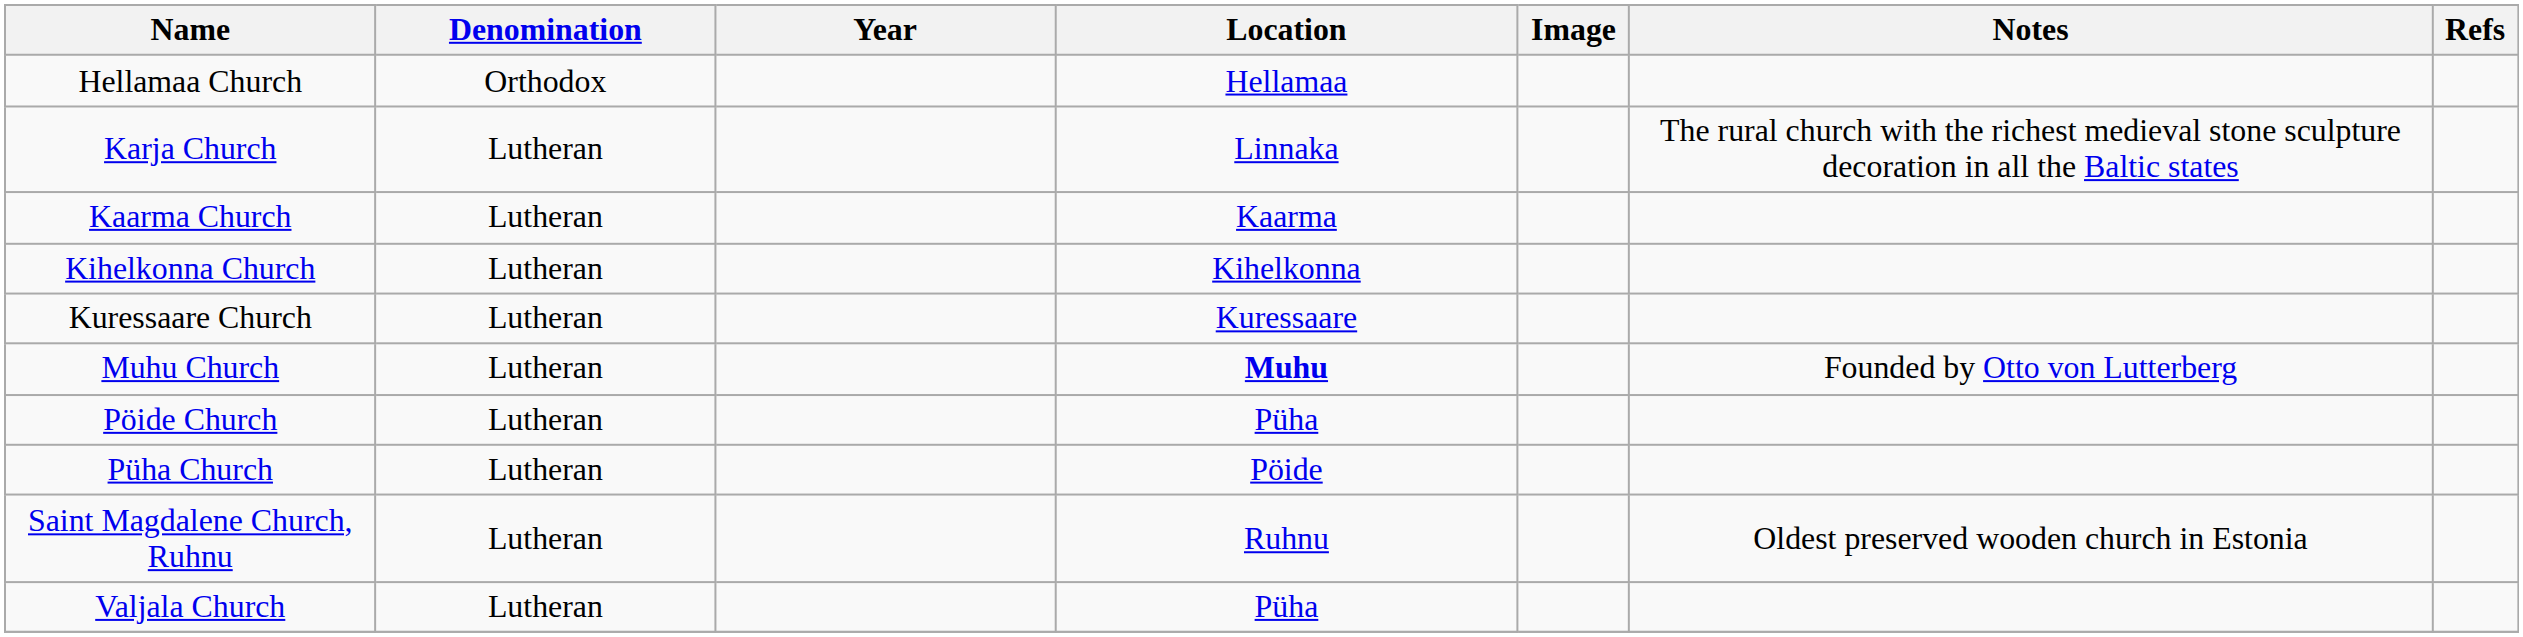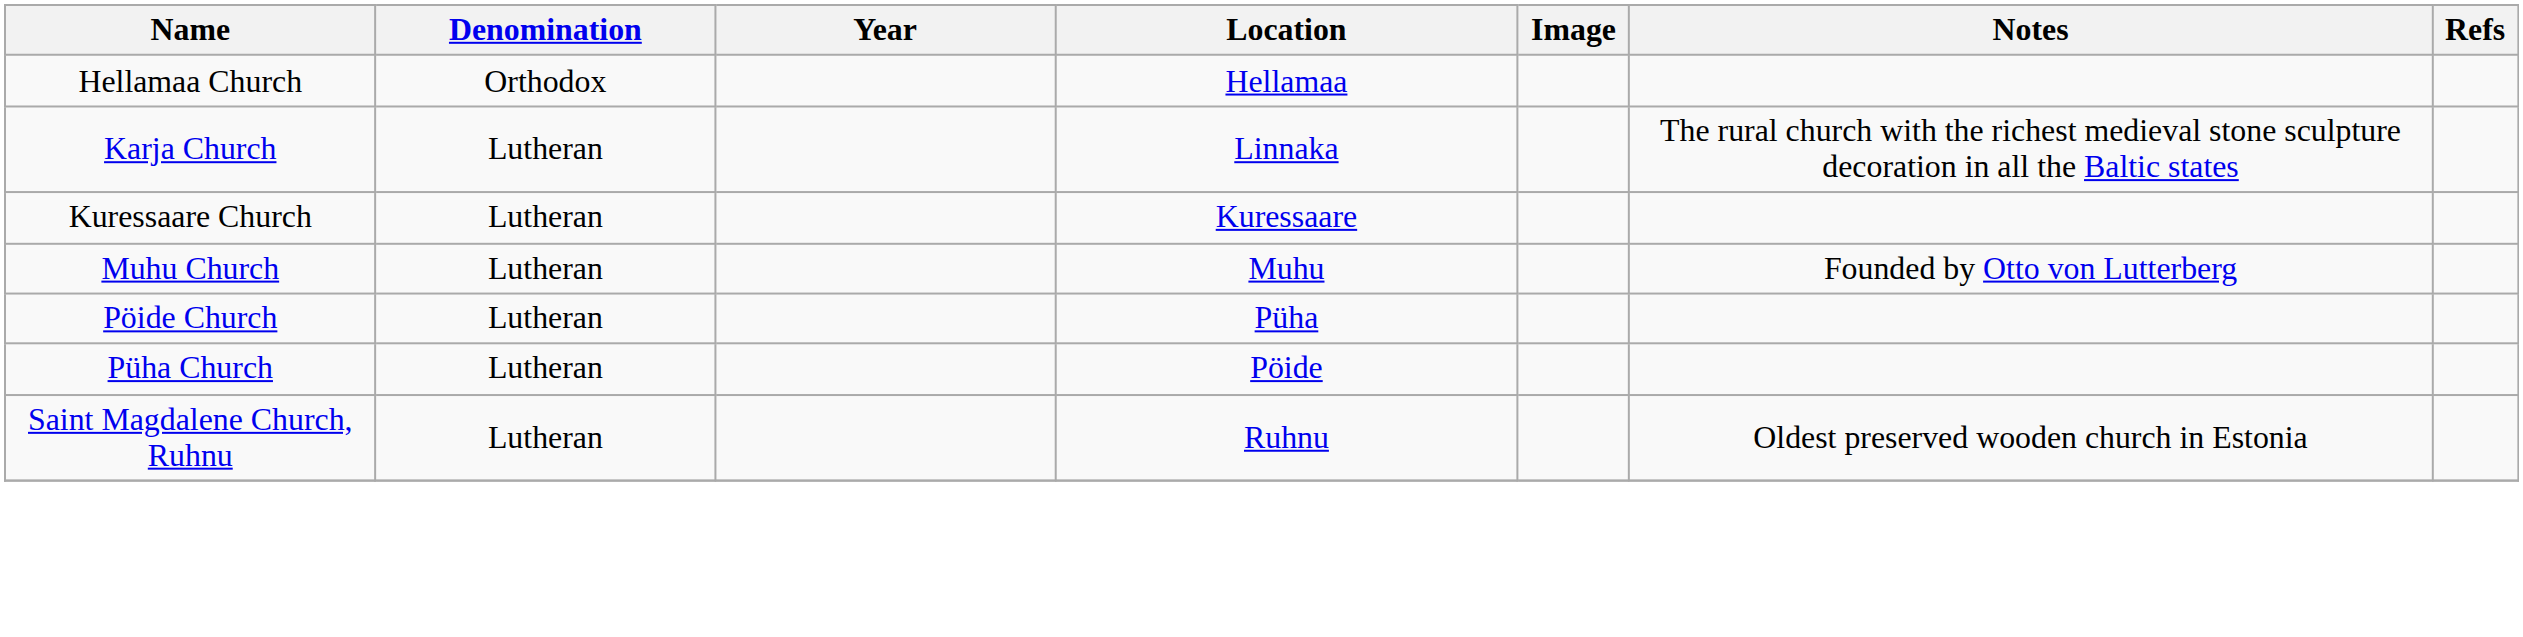- row: (190, 217)
- row: (190, 267)
(1286, 368) bold -> (1286, 267) normal
- row: (190, 606)
